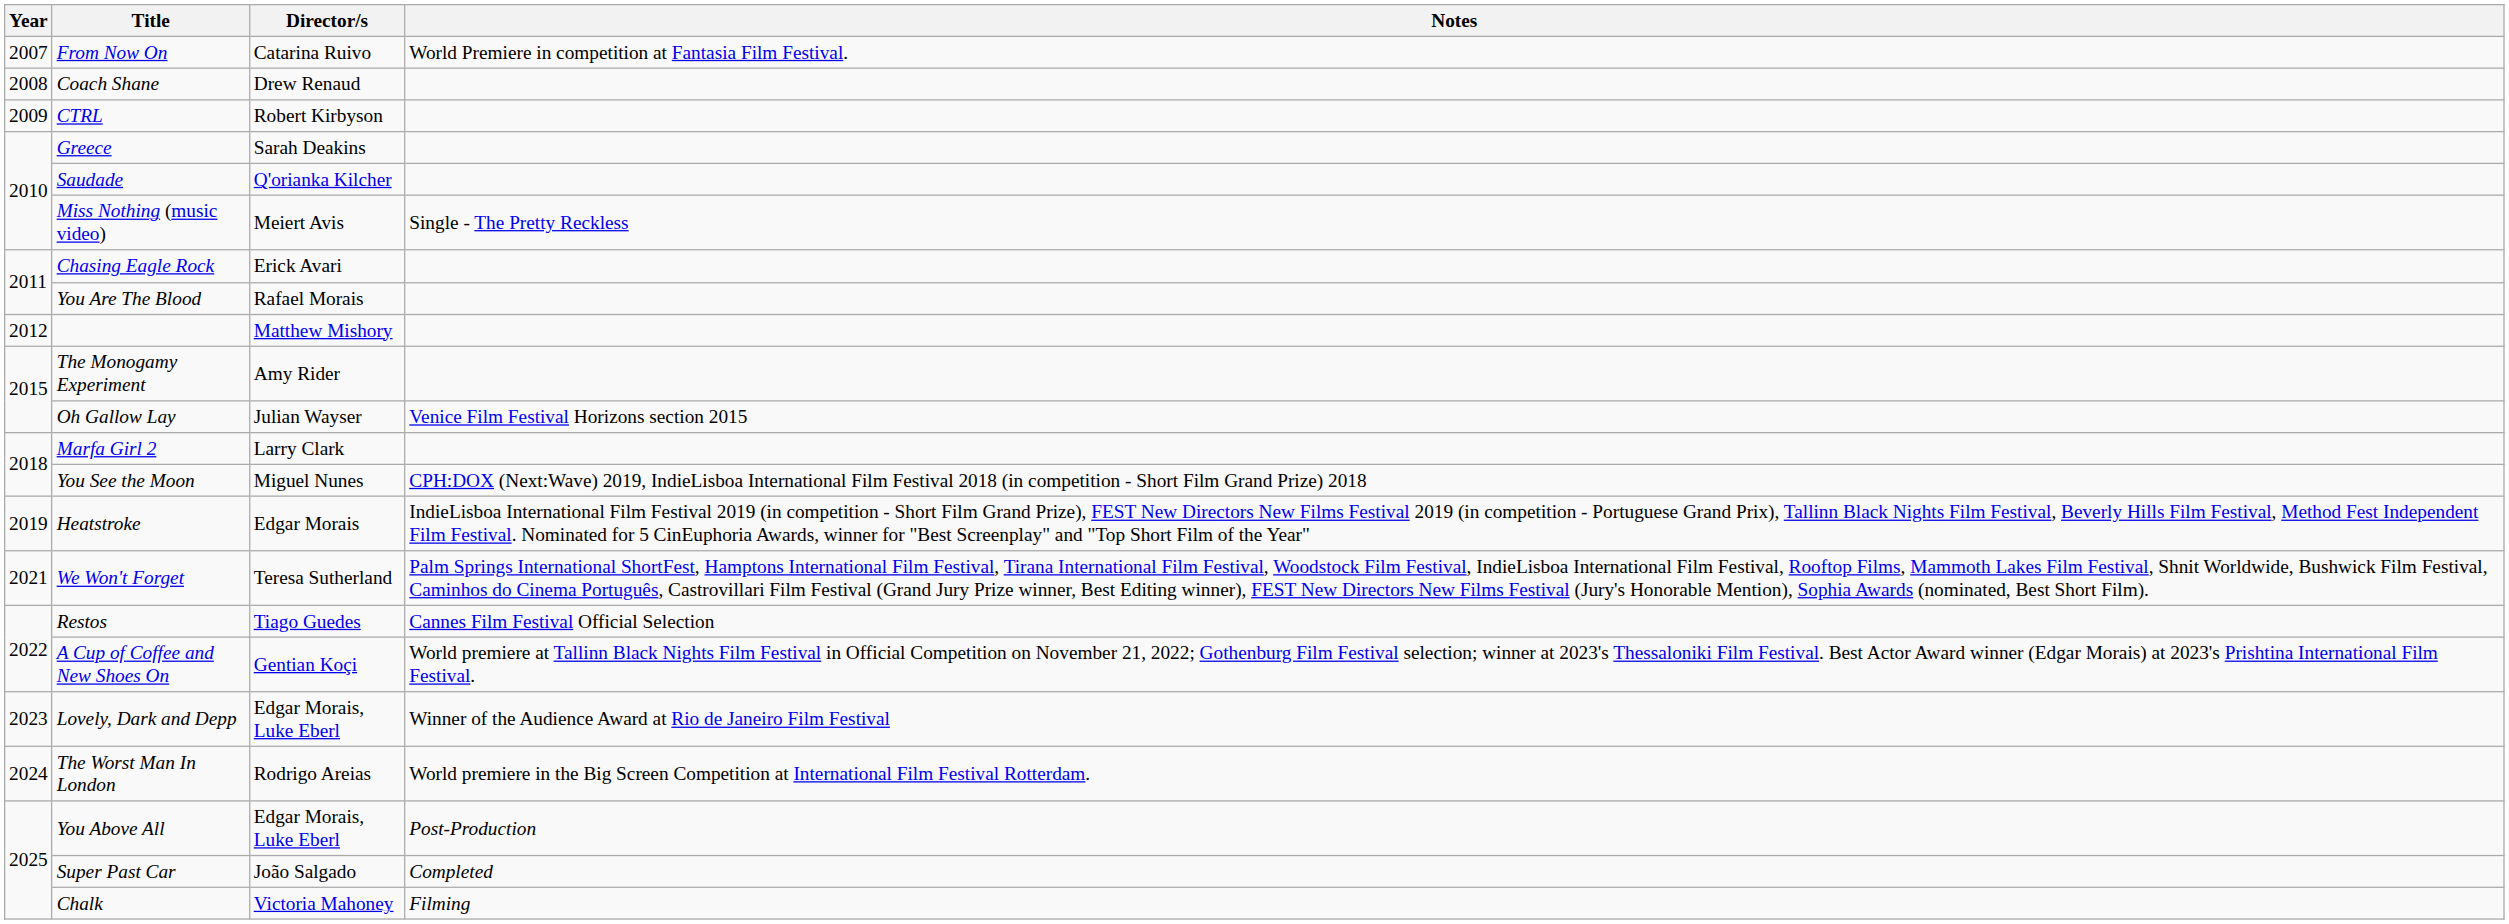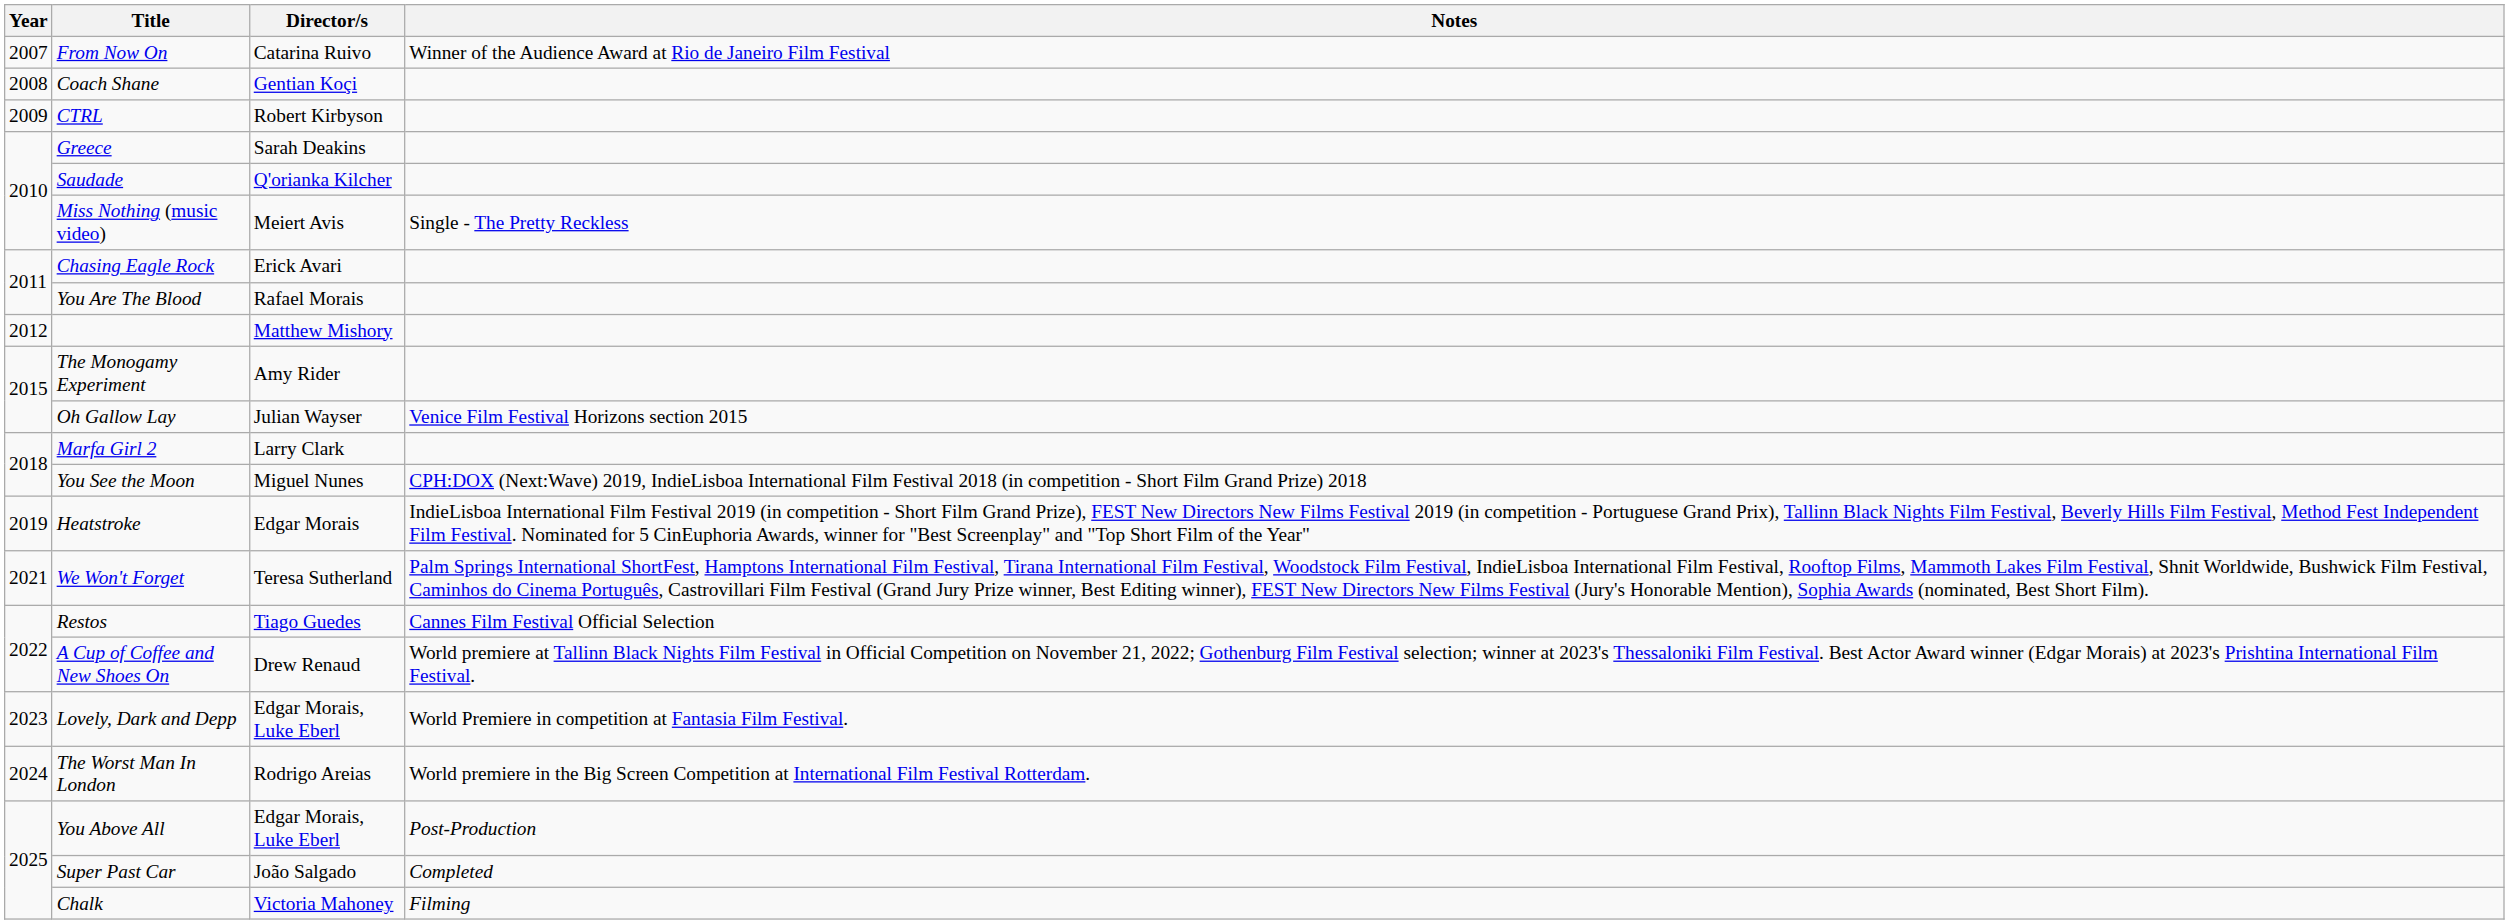(629, 52) World Premiere in competition at Fantasia Film Festival. -> (650, 52) Winner of the Audience Award at Rio de Janeiro Film Festival
(307, 84) Drew Renaud -> (305, 84) Gentian Koçi
(305, 664) Gentian Koçi -> (307, 664) Drew Renaud
(650, 719) Winner of the Audience Award at Rio de Janeiro Film Festival -> (629, 719) World Premiere in competition at Fantasia Film Festival.
